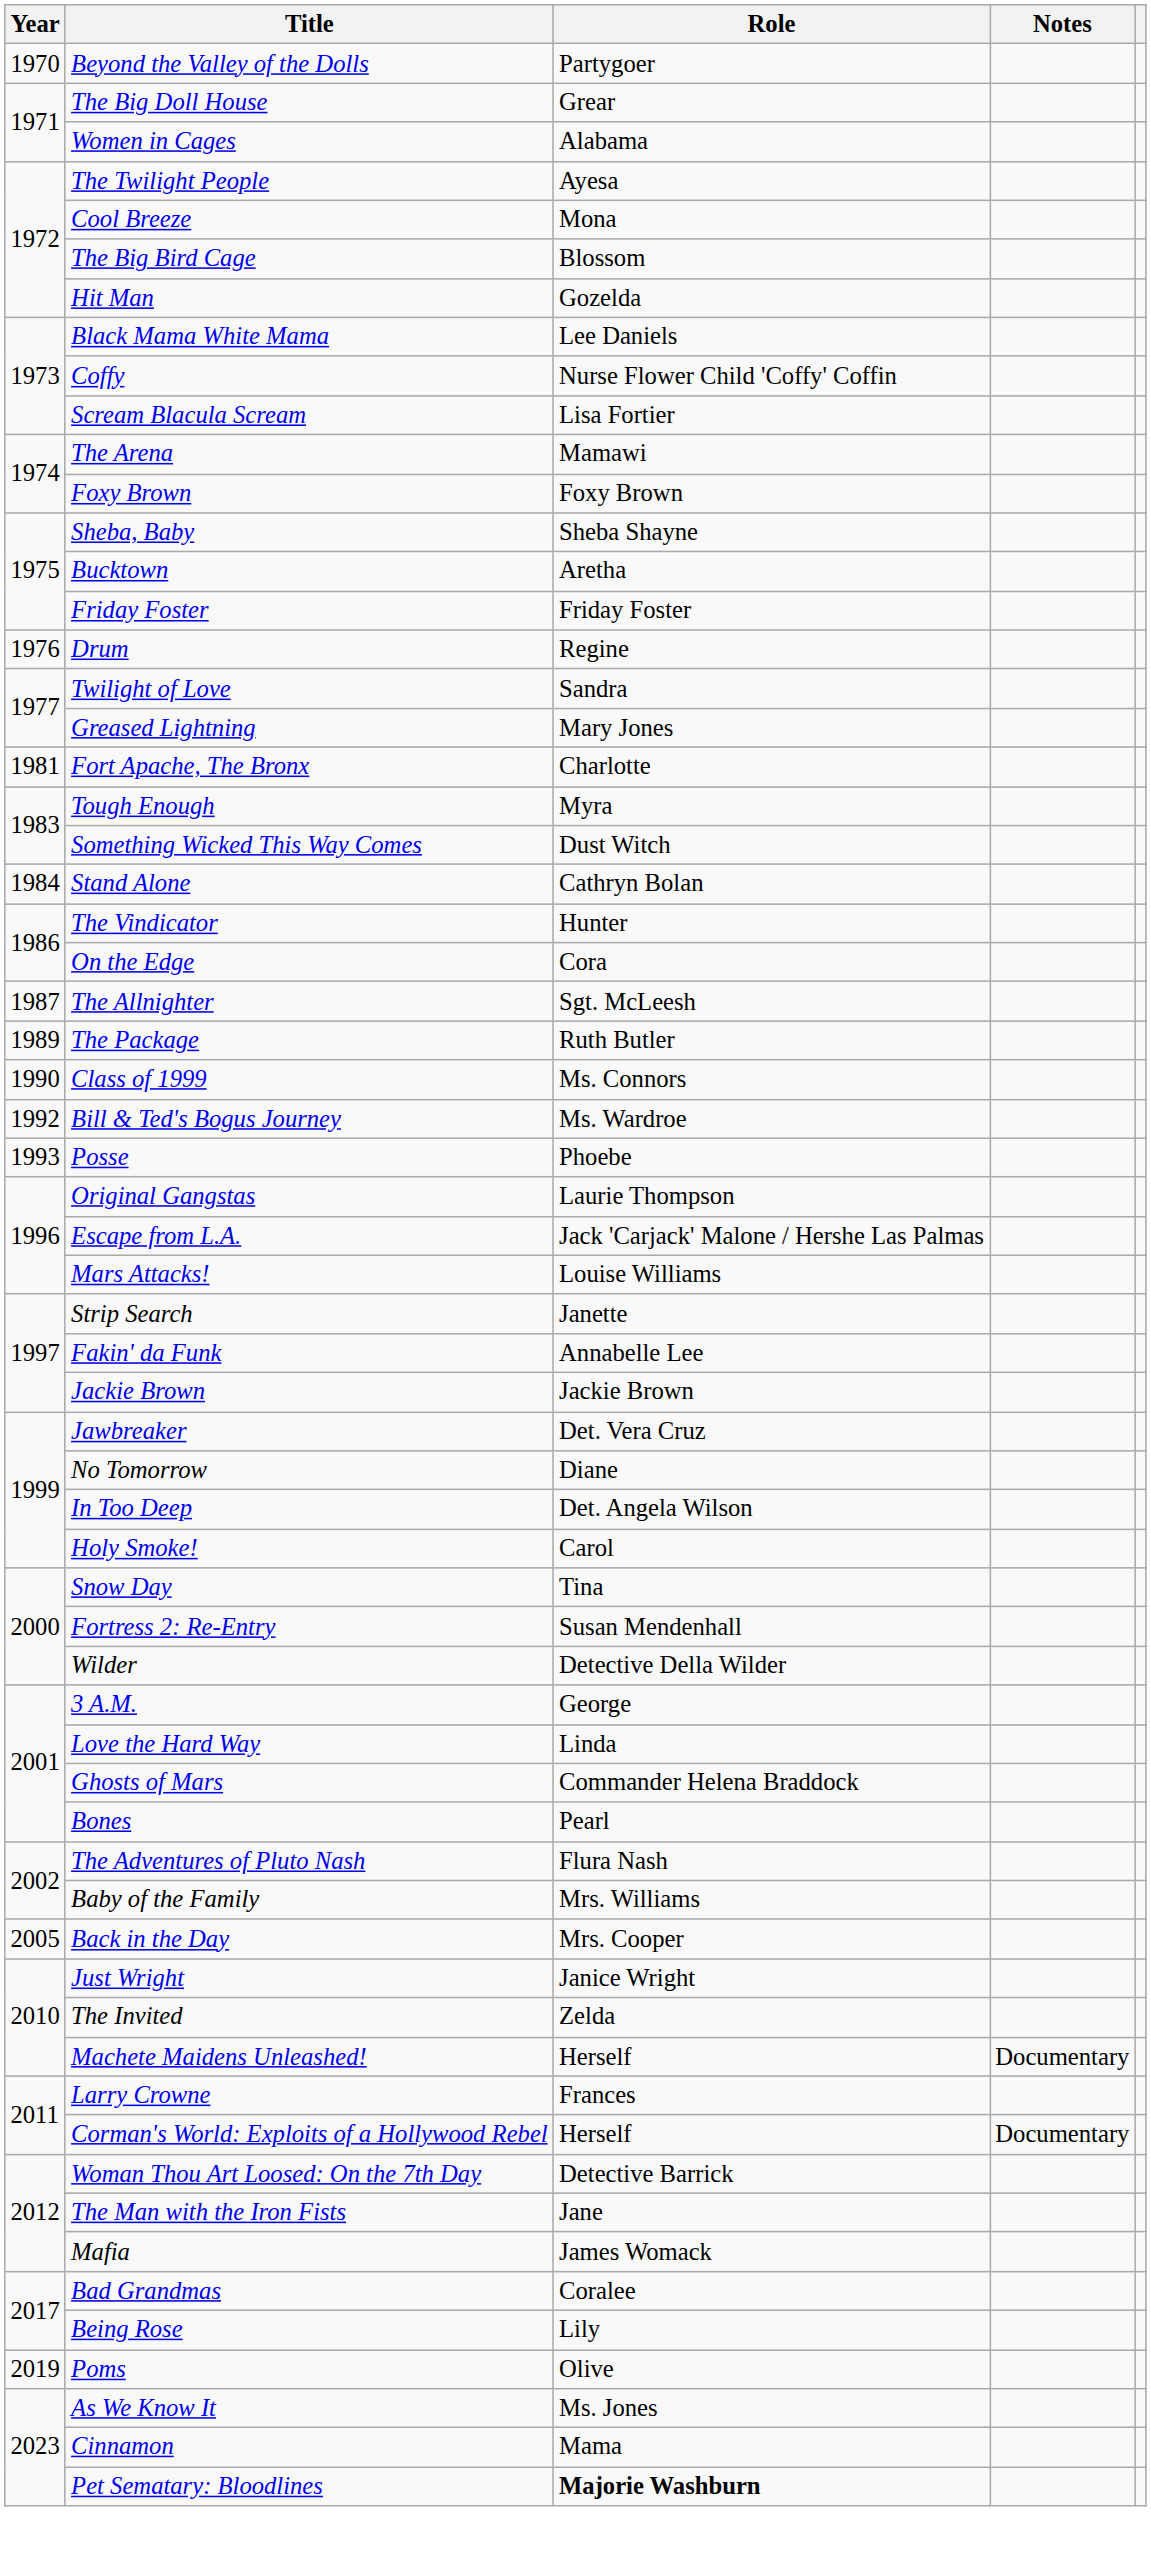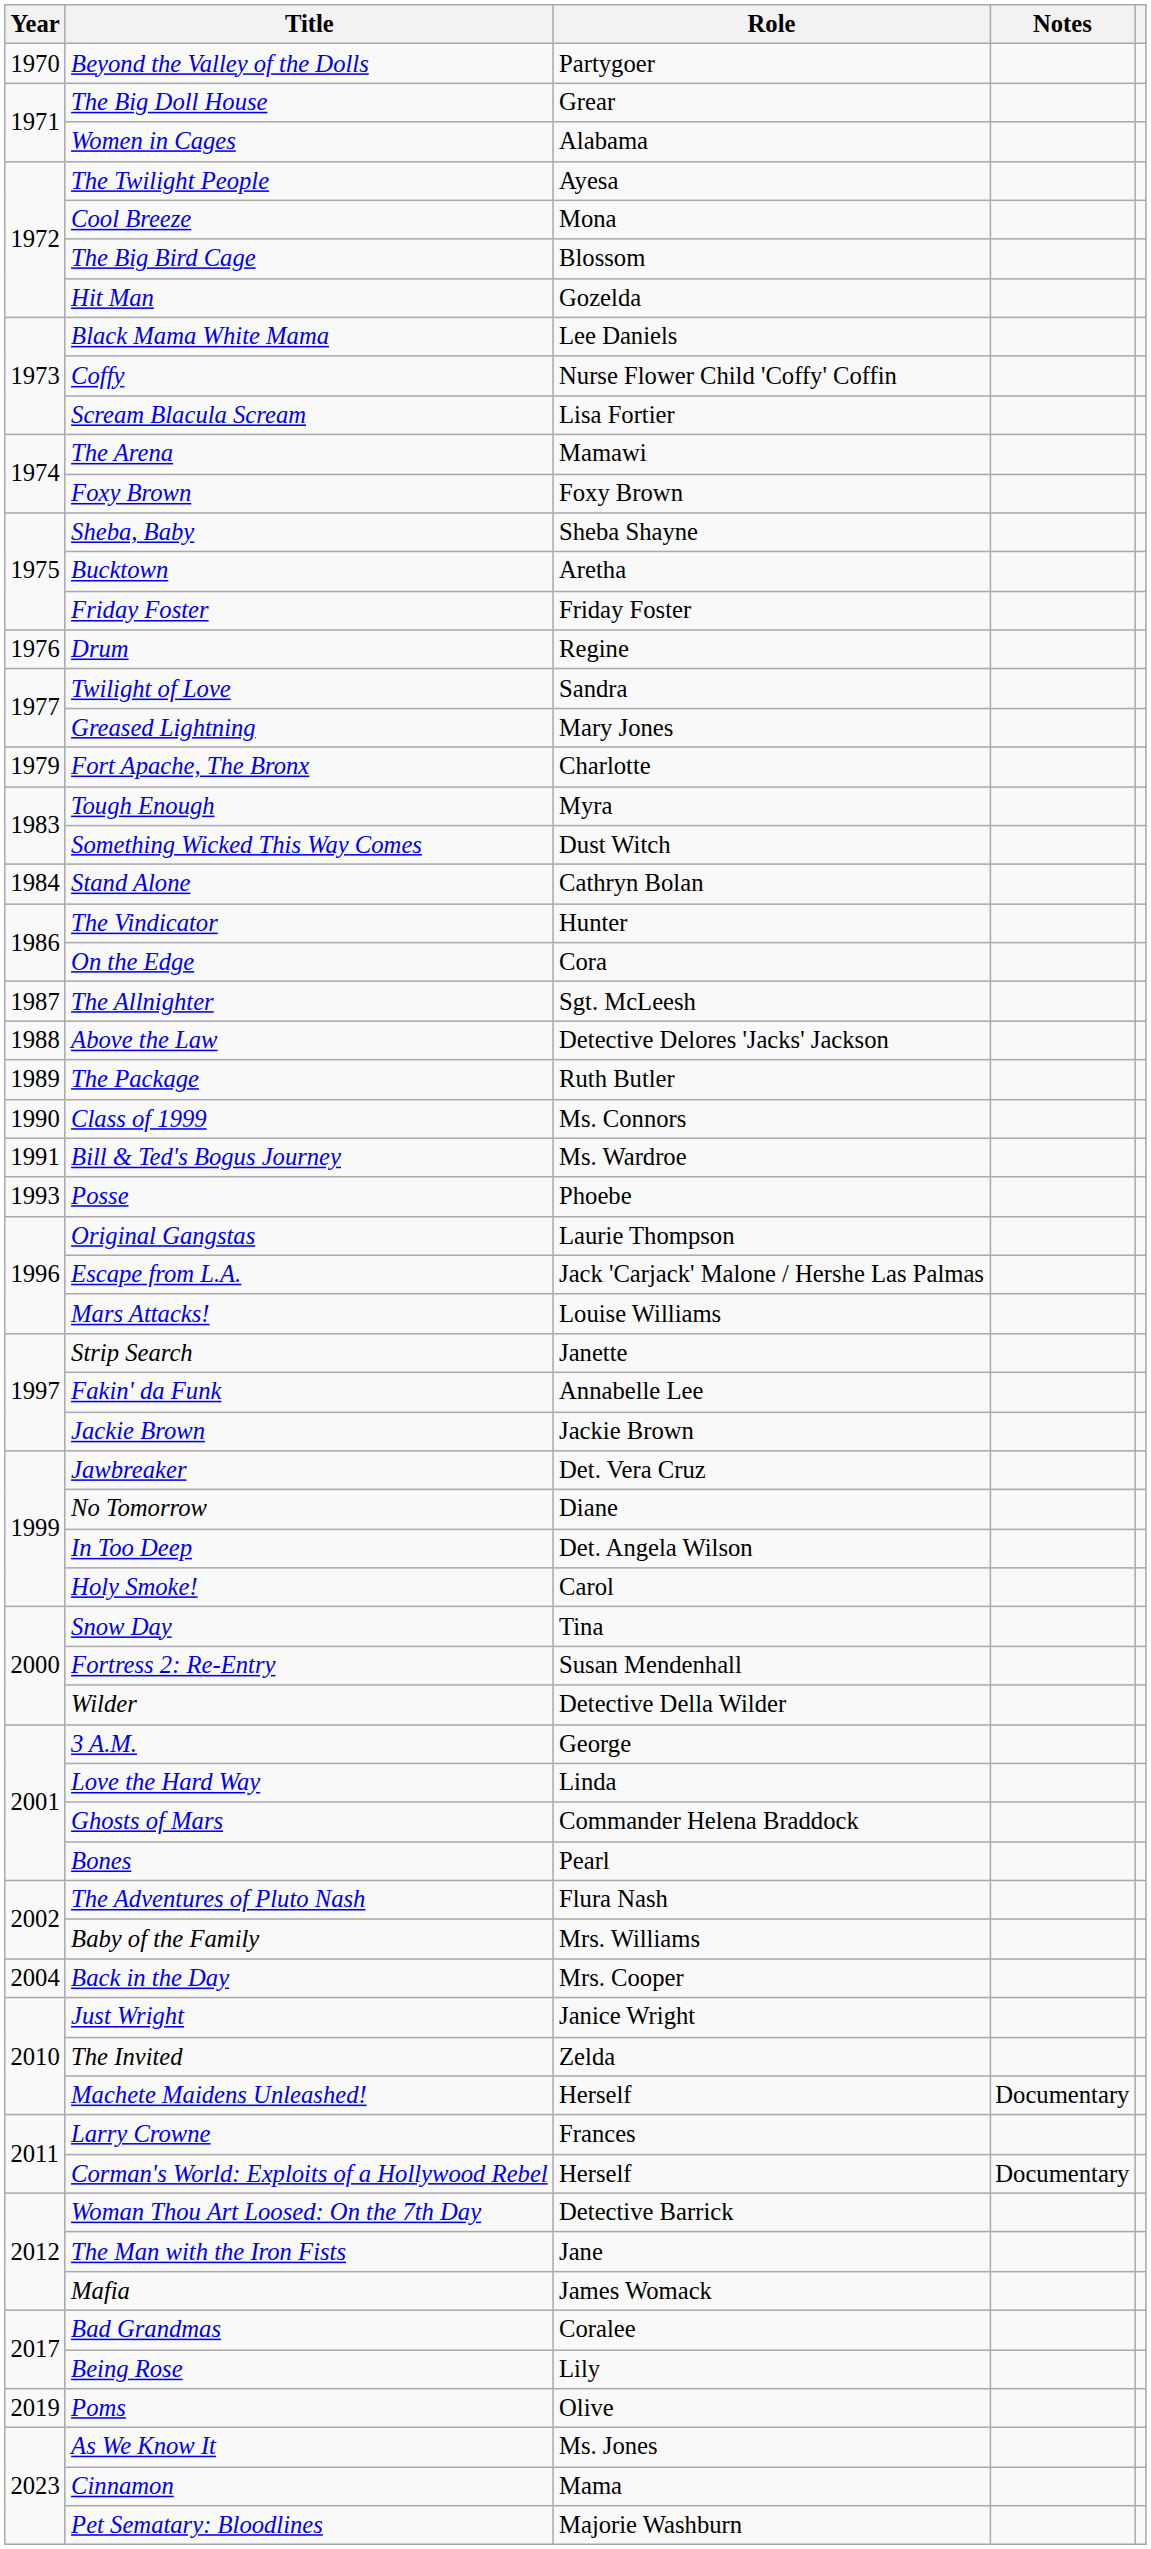(35, 766) 1981 -> (35, 766) 1979
+ row: (144, 1040)
(35, 1118) 1992 -> (35, 1157) 1991
(35, 1938) 2005 -> (35, 1977) 2004
(660, 2485) bold -> (651, 2524) normal
